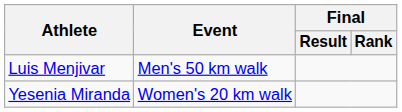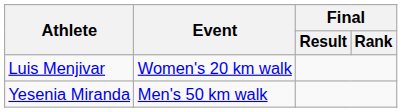(203, 68) Men's 50 km walk -> (215, 68) Women's 20 km walk
(215, 94) Women's 20 km walk -> (203, 94) Men's 50 km walk
